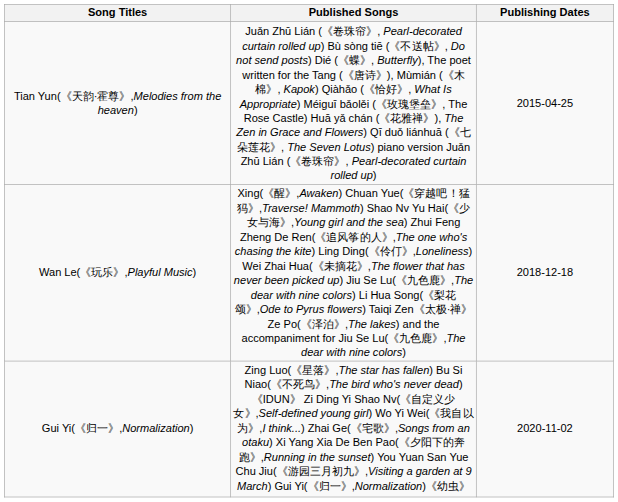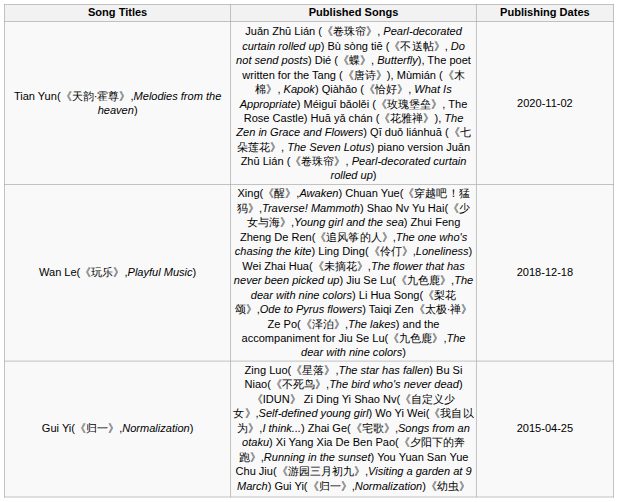(545, 103) 2015-04-25 -> (545, 103) 2020-11-02
(545, 429) 2020-11-02 -> (545, 429) 2015-04-25
